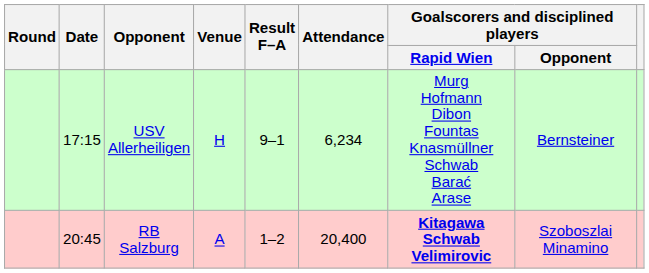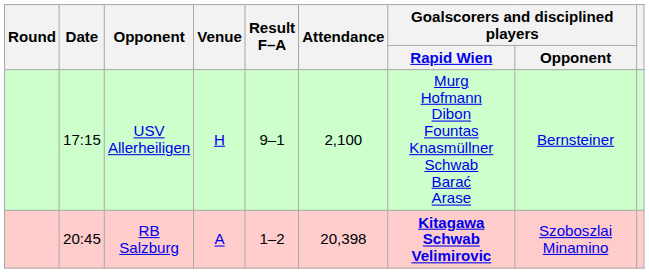(343, 140) 6,234 -> (343, 140) 2,100
(343, 240) 20,400 -> (343, 240) 20,398
